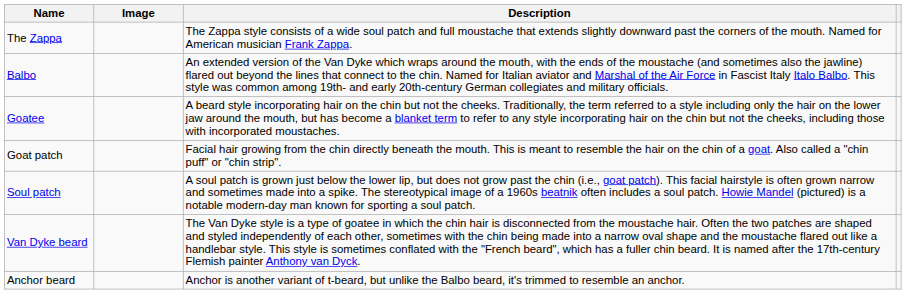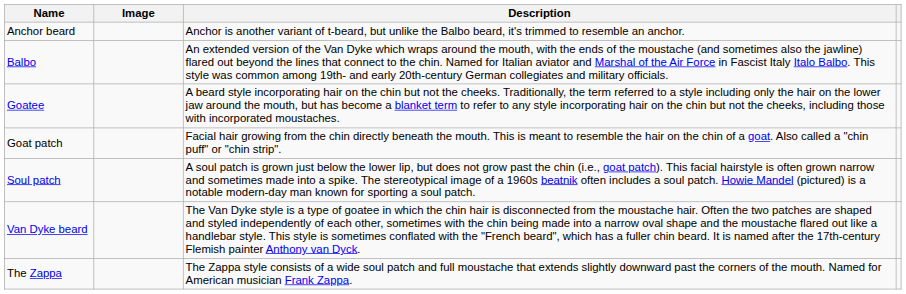rows swapped: (41, 280) <-> (34, 37)
